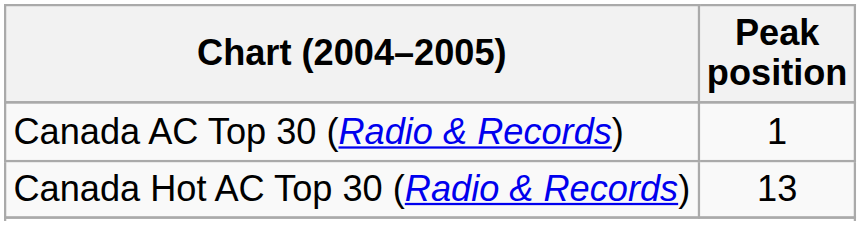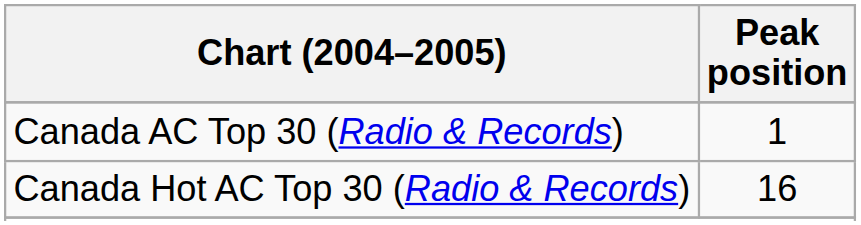(777, 188) 13 -> (777, 188) 16
